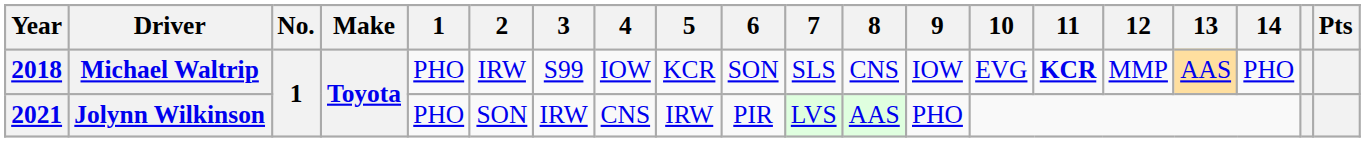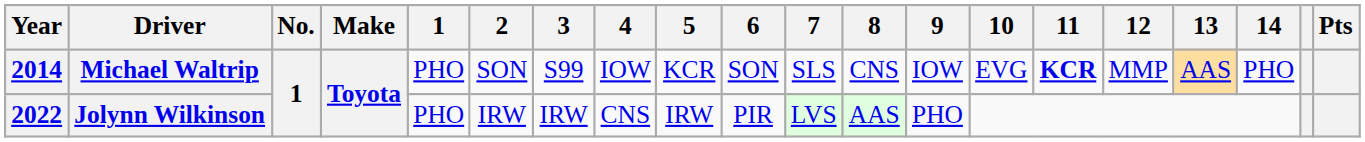(37, 70) 2018 -> (37, 70) 2014
(502, 70) IRW -> (502, 70) SON
(37, 114) 2021 -> (37, 114) 2022
(502, 114) SON -> (502, 114) IRW
